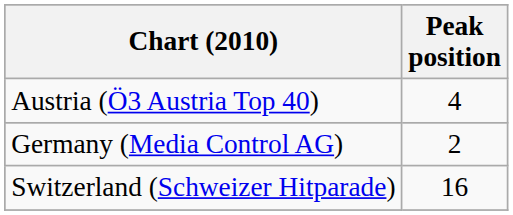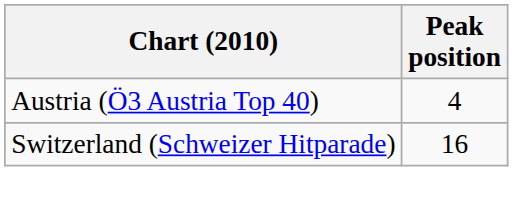- row: (177, 143)
